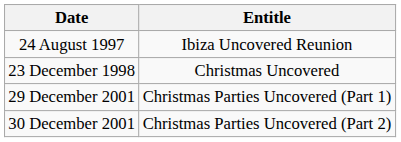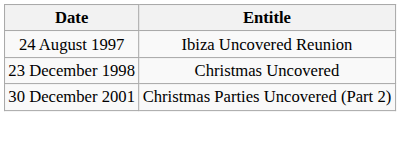- row: (72, 96)
